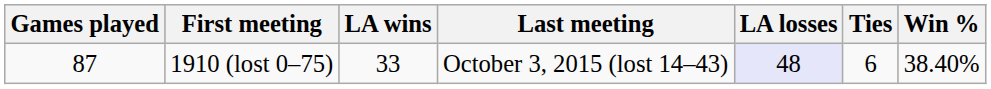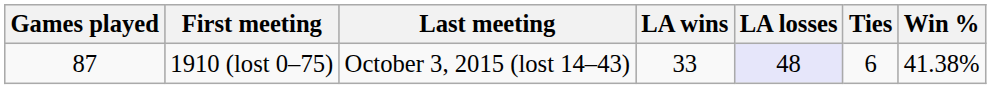columns swapped: (586, 24) <-> (388, 24)
(942, 63) 38.40% -> (942, 63) 41.38%
